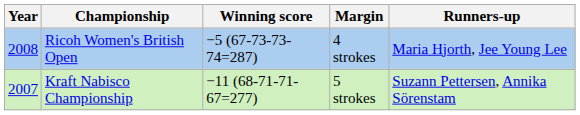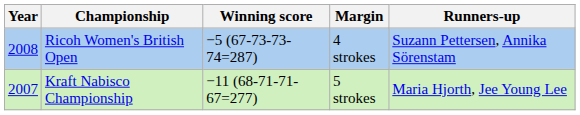(480, 48) Maria Hjorth, Jee Young Lee -> (469, 48) Suzann Pettersen, Annika Sörenstam
(469, 89) Suzann Pettersen, Annika Sörenstam -> (480, 89) Maria Hjorth, Jee Young Lee
